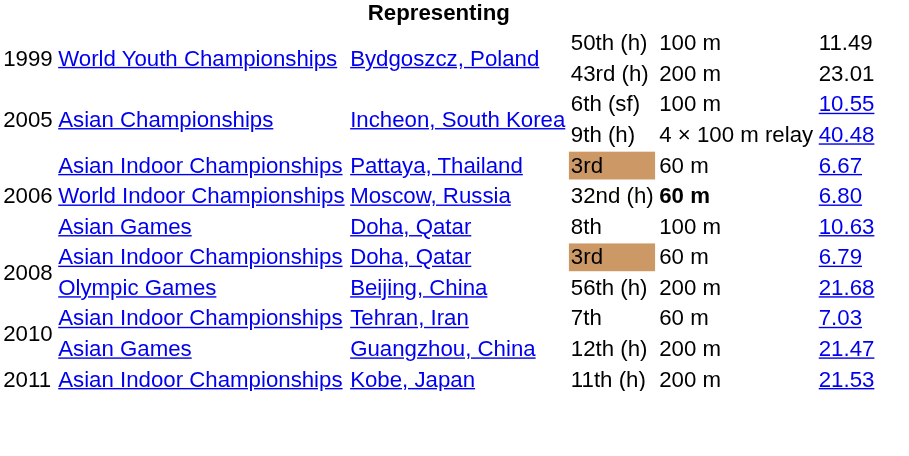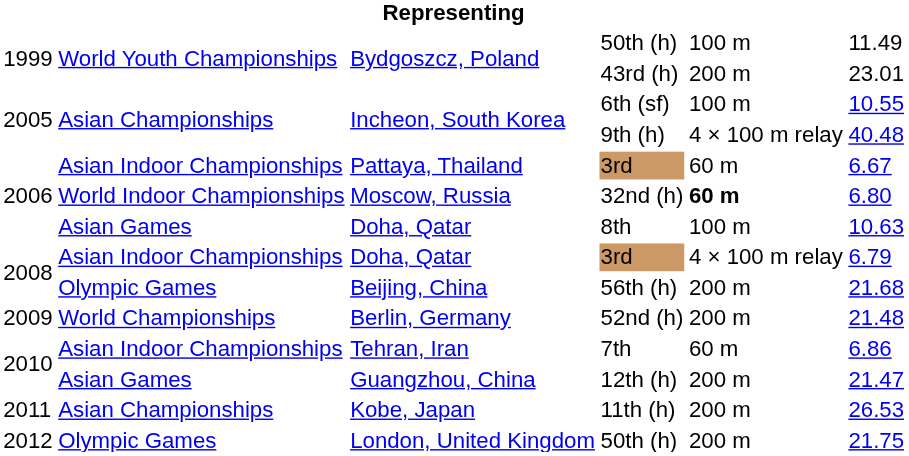(684, 257) 60 m -> (766, 257) 4 × 100 m relay
+ row: (430, 318)
(840, 318) 7.03 -> (870, 348) 6.86
(200, 379) Asian Indoor Championships -> (166, 410) Asian Championships
(847, 379) 21.53 -> (876, 410) 26.53
+ row: (473, 440)
